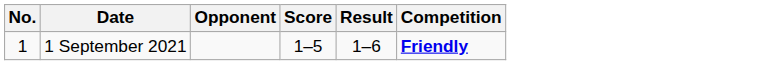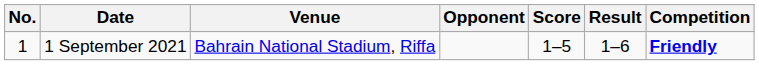+ column: (315, 18)
